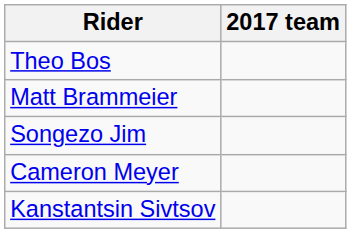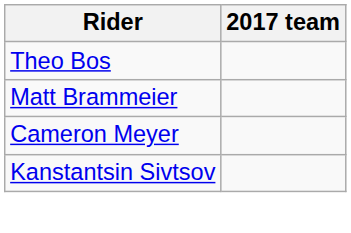- row: (78, 135)
